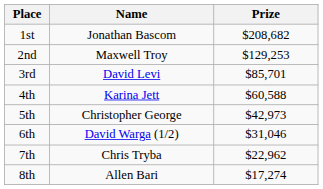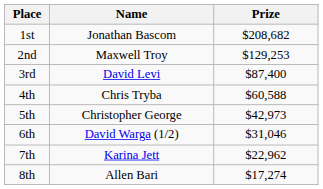(266, 74) $85,701 -> (266, 74) $87,400
(132, 94) Karina Jett -> (132, 94) Chris Tryba
(132, 154) Chris Tryba -> (132, 154) Karina Jett
